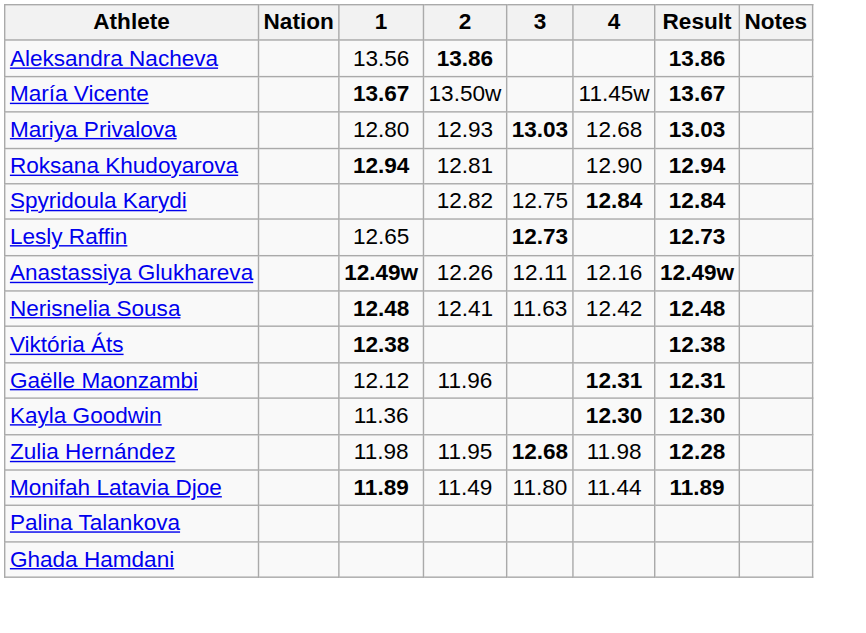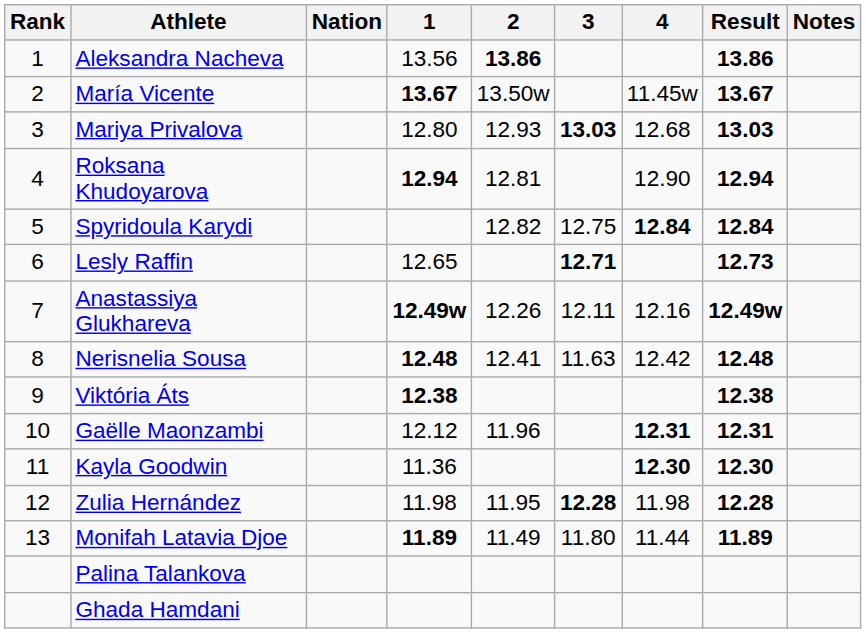+ column: (37, 22)
(540, 237) 12.73 -> (588, 262) 12.71
(540, 451) 12.68 -> (588, 502) 12.28
